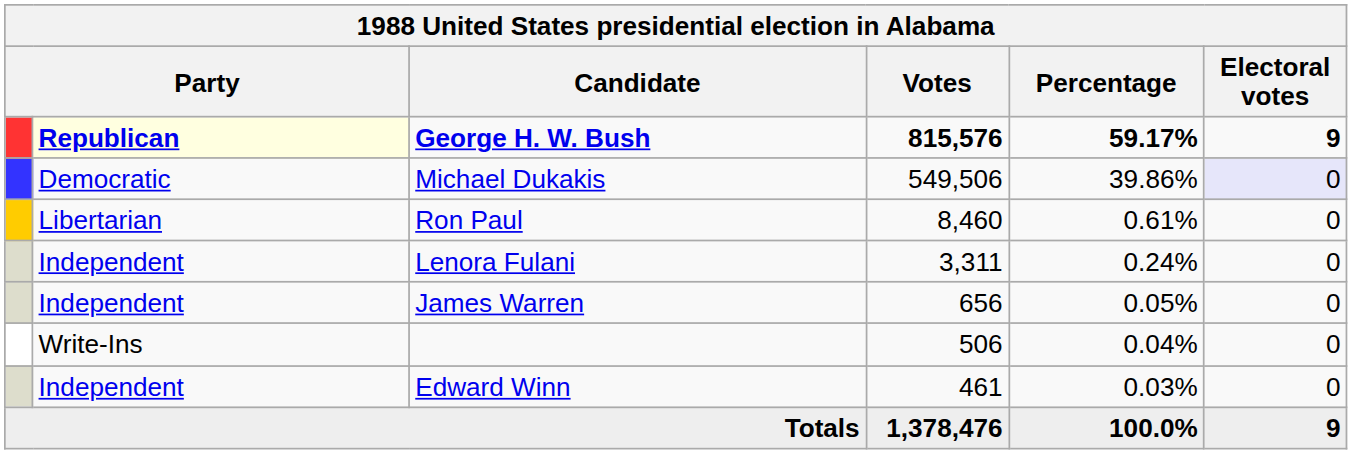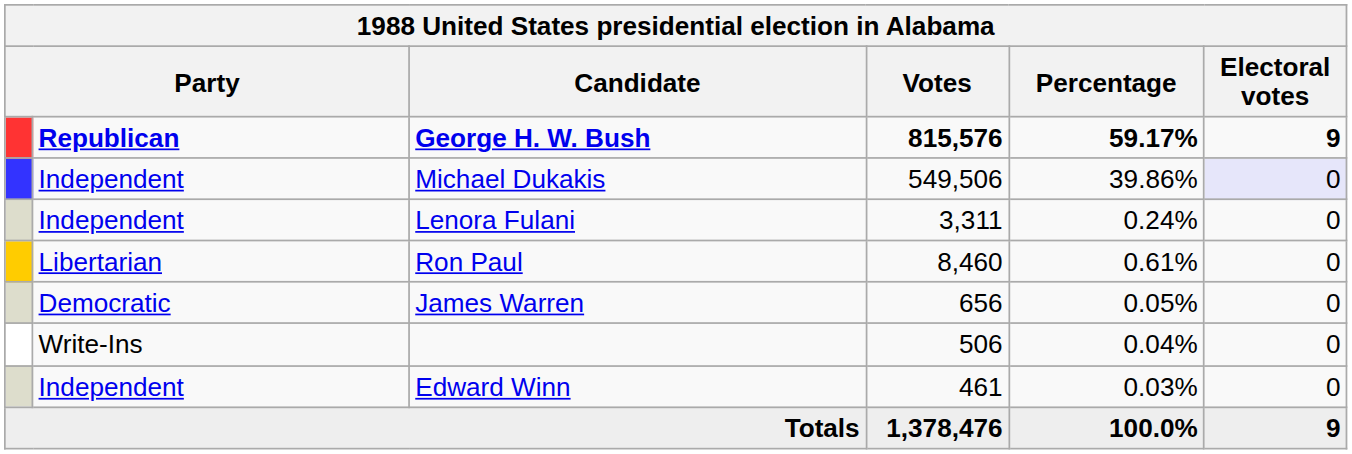(109, 138) lightyellow background -> (109, 138) no background
(105, 179) Democratic -> (111, 179) Independent
rows swapped: (469, 221) <-> (495, 262)
(111, 303) Independent -> (105, 303) Democratic
